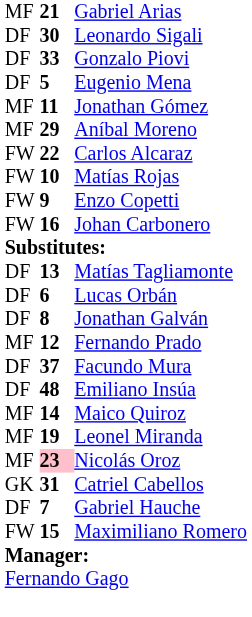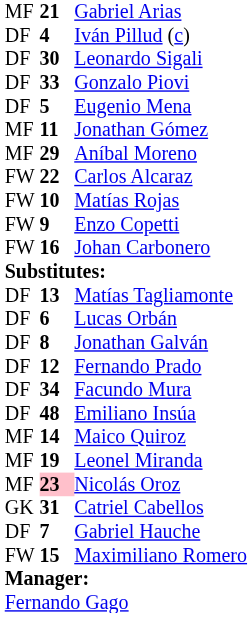+ row: (132, 35)
(19, 342) MF -> (18, 366) DF
(49, 366) 37 -> (49, 389) 34
